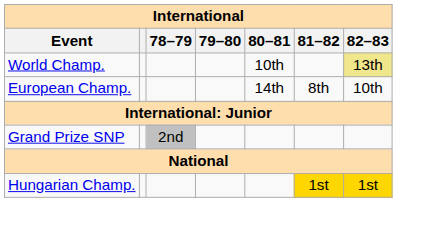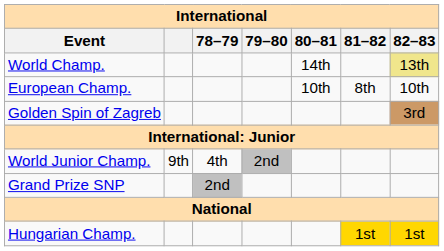(269, 64) 10th -> (316, 64) 14th
(269, 88) 14th -> (316, 88) 10th
+ row: (84, 112)
+ row: (79, 161)
